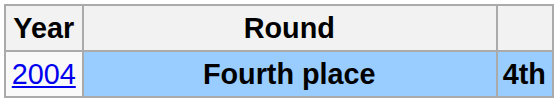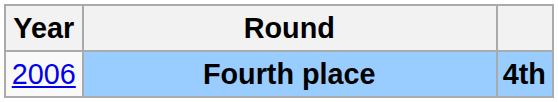(44, 74) 2004 -> (44, 74) 2006
